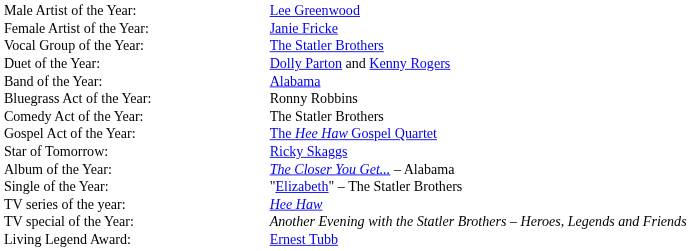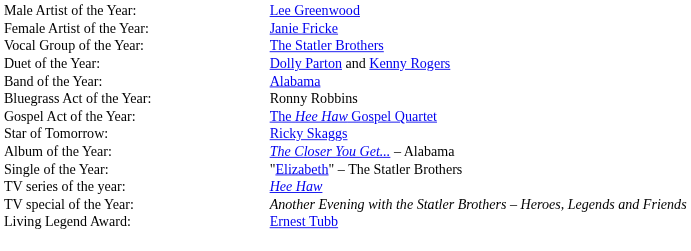- row: (74, 116)
